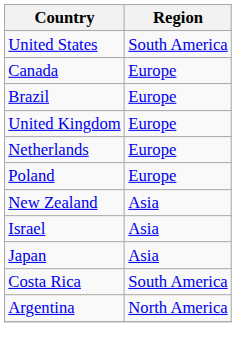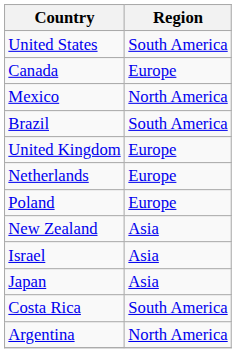+ row: (34, 96)
(152, 96) Europe -> (178, 123) South America
